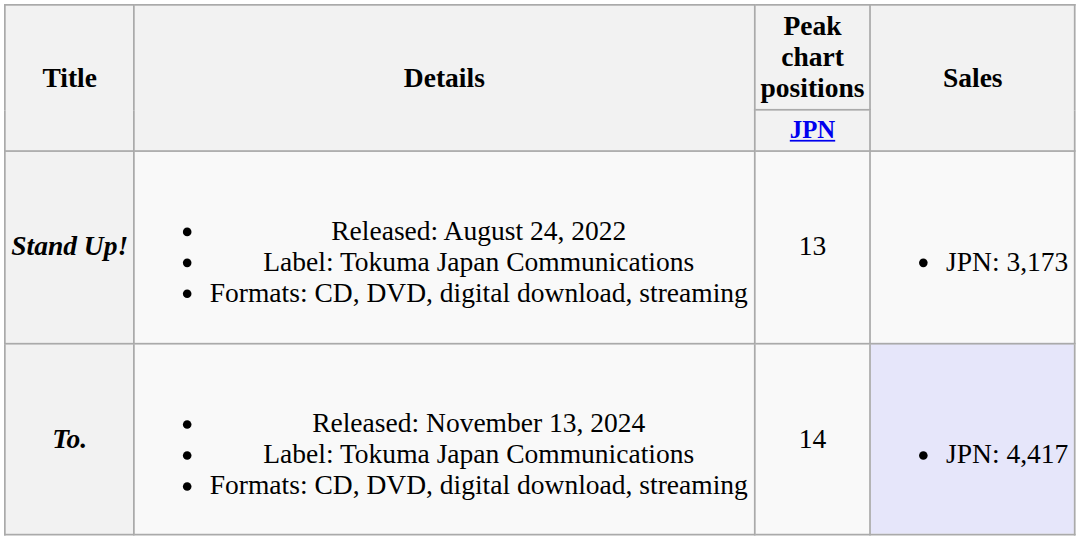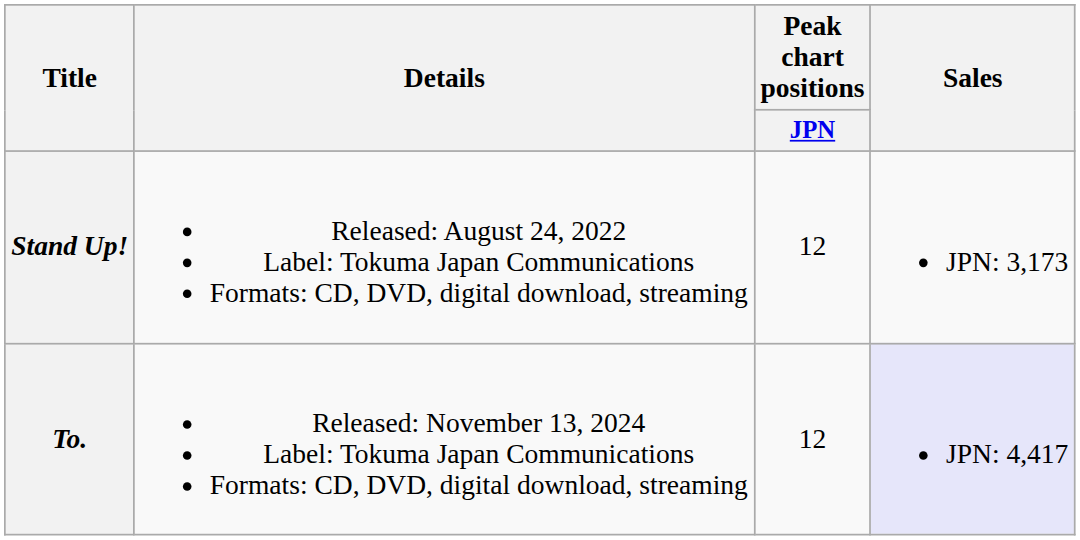(813, 246) 13 -> (813, 246) 12
(813, 438) 14 -> (813, 438) 12
